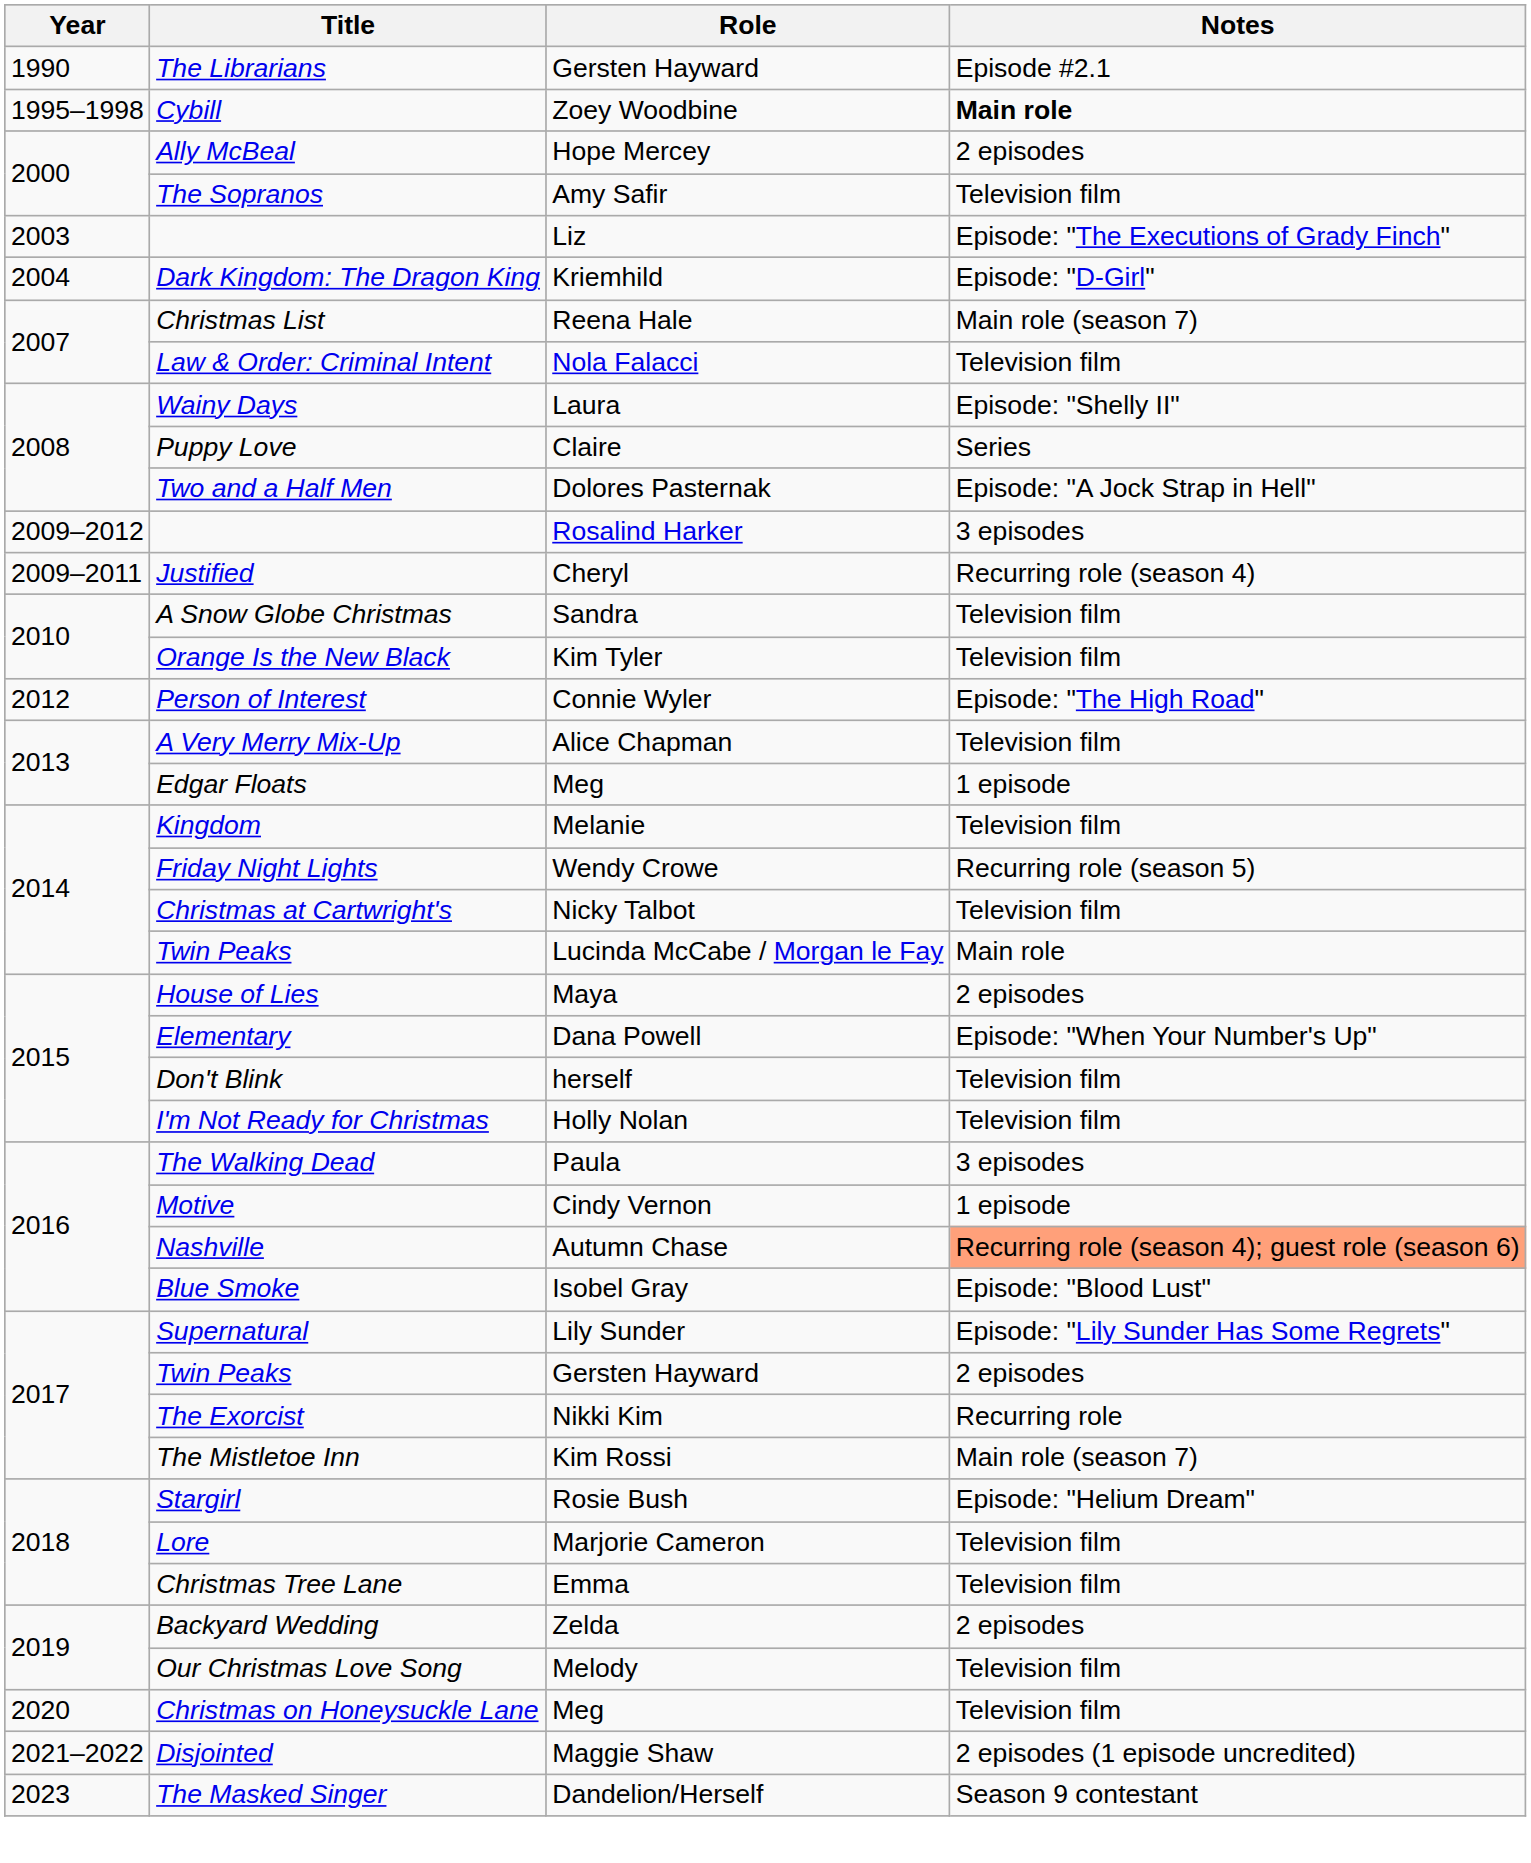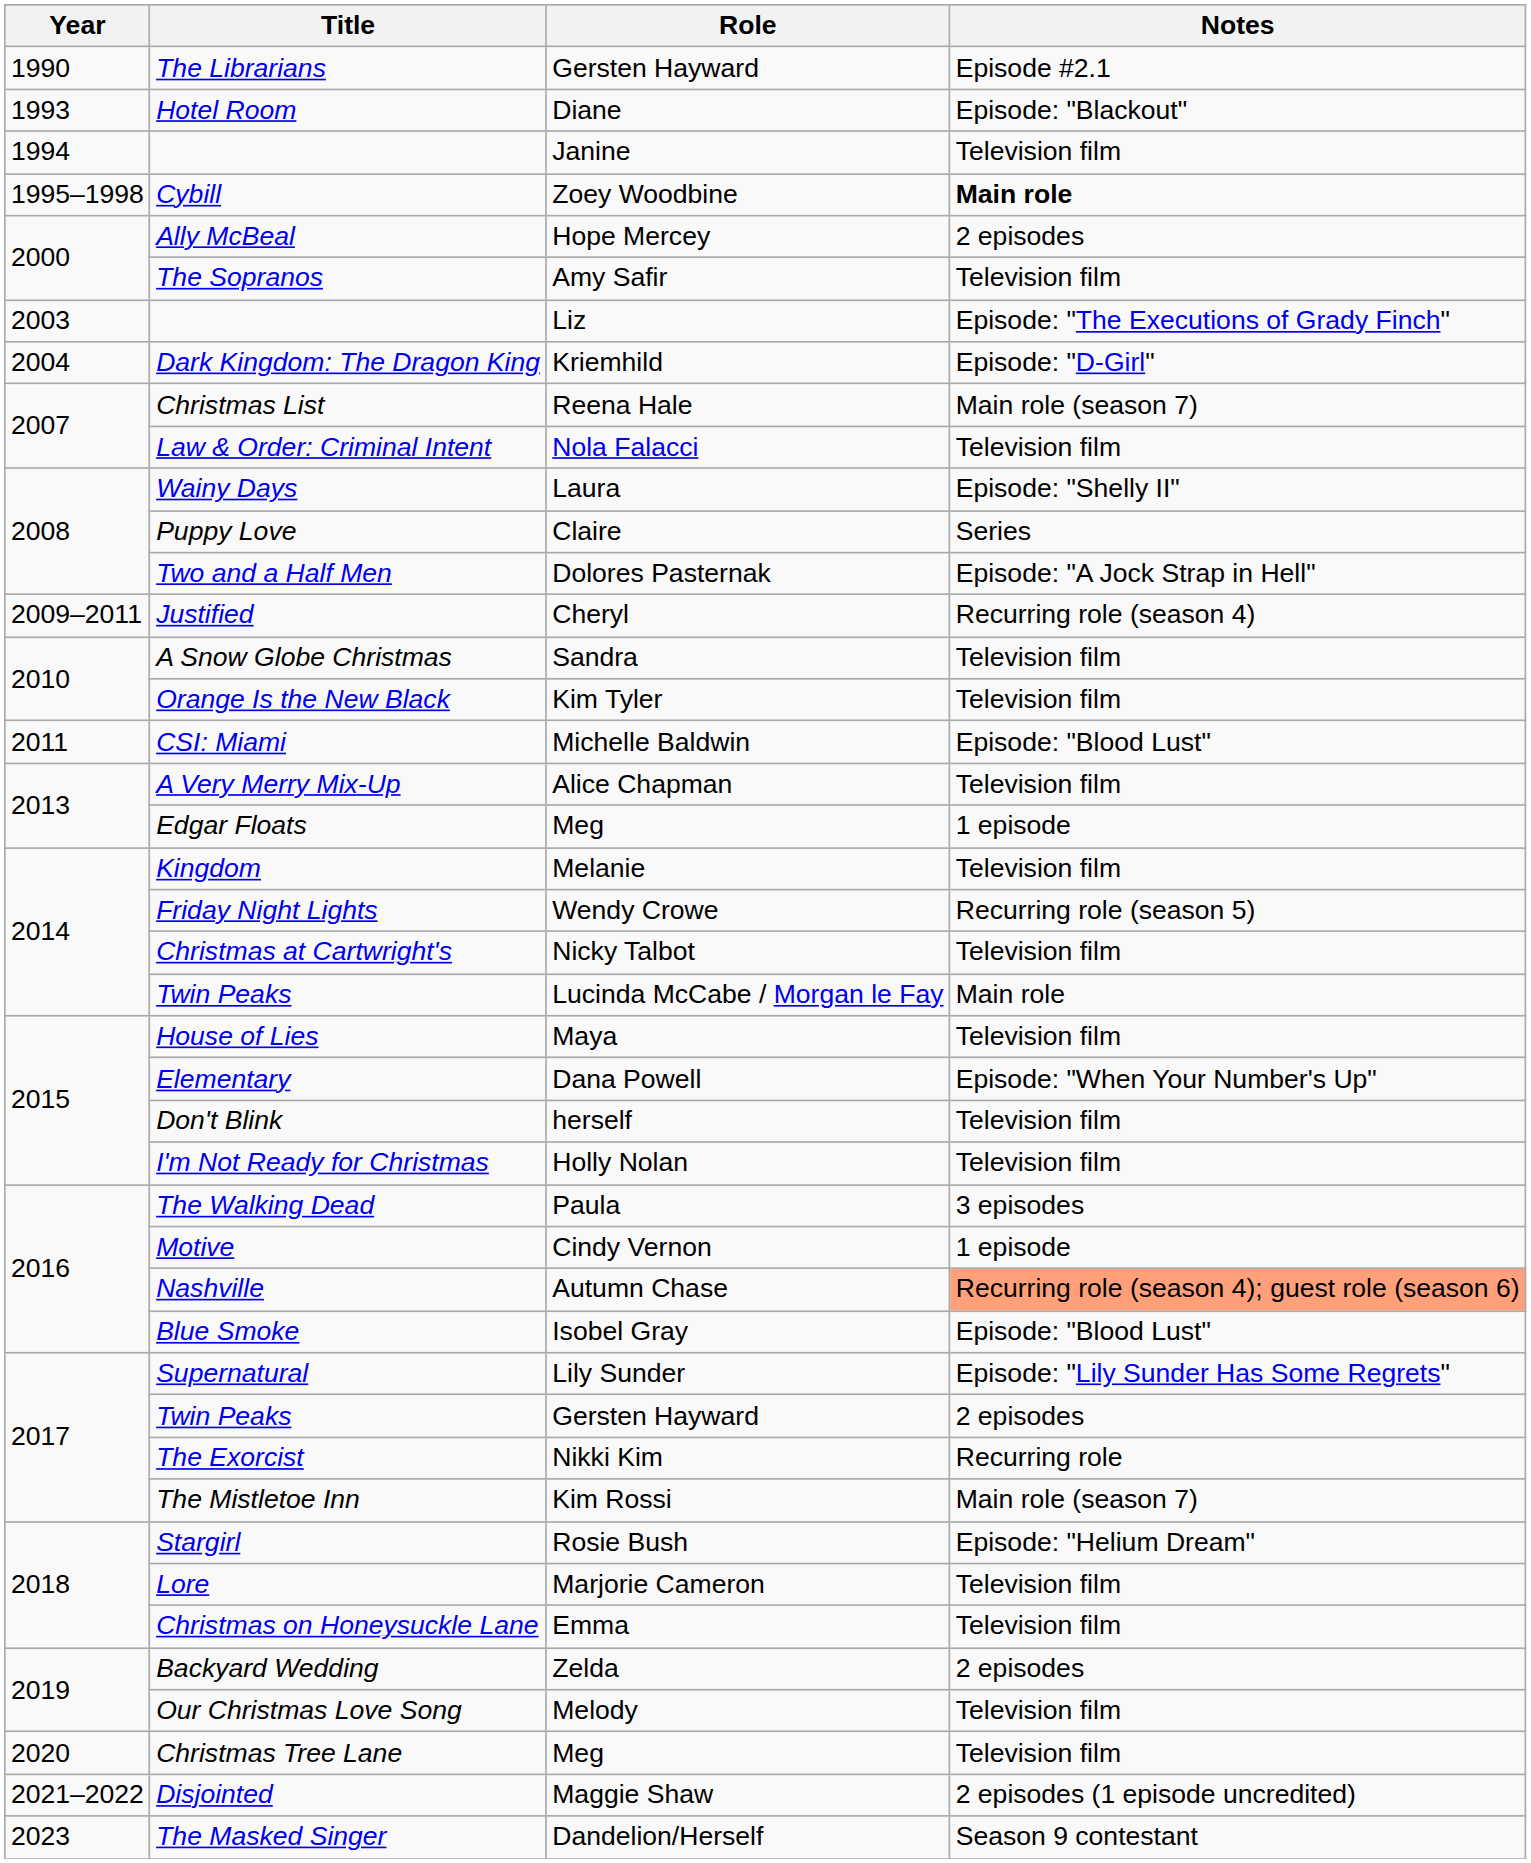+ row: (40, 109)
+ row: (40, 151)
- row: (77, 531)
+ row: (40, 741)
- row: (40, 699)
(1020, 994) 2 episodes -> (1038, 1036) Television film
(279, 1584) Christmas Tree Lane -> (347, 1626) Christmas on Honeysuckle Lane
(347, 1710) Christmas on Honeysuckle Lane -> (279, 1752) Christmas Tree Lane
